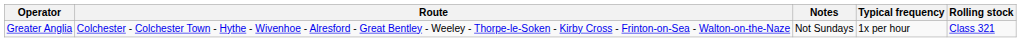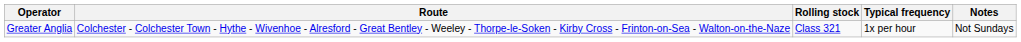columns swapped: (981, 12) <-> (824, 12)
